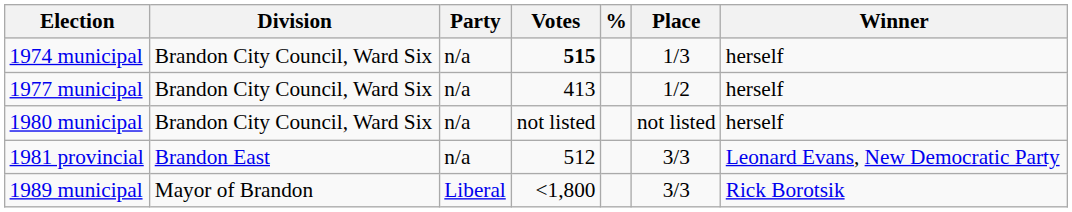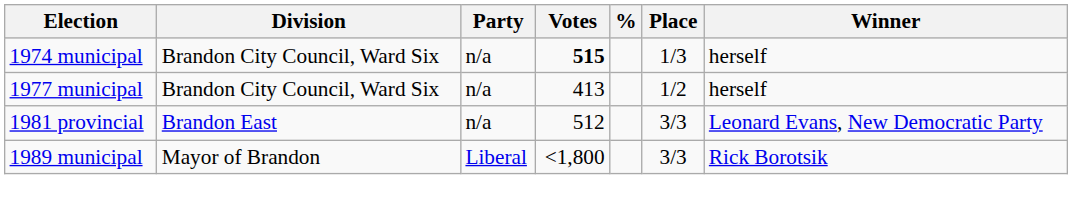- row: (76, 122)
